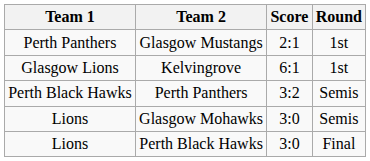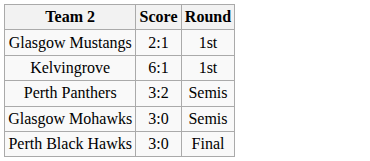- column: (70, 17)
